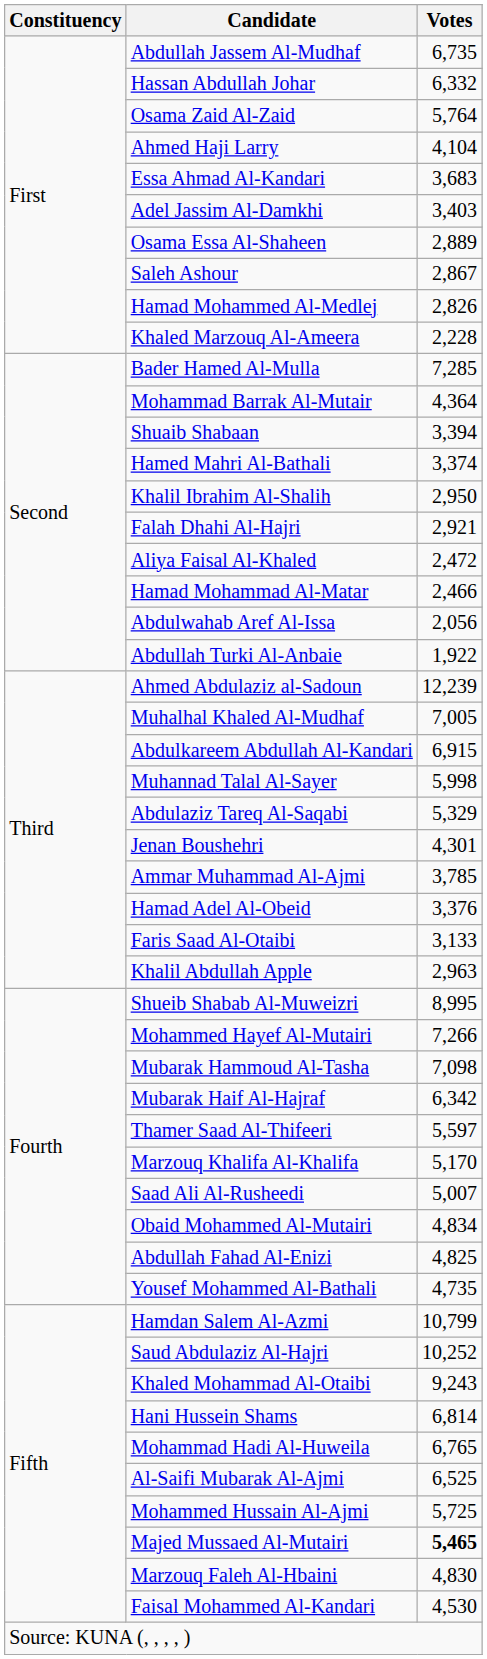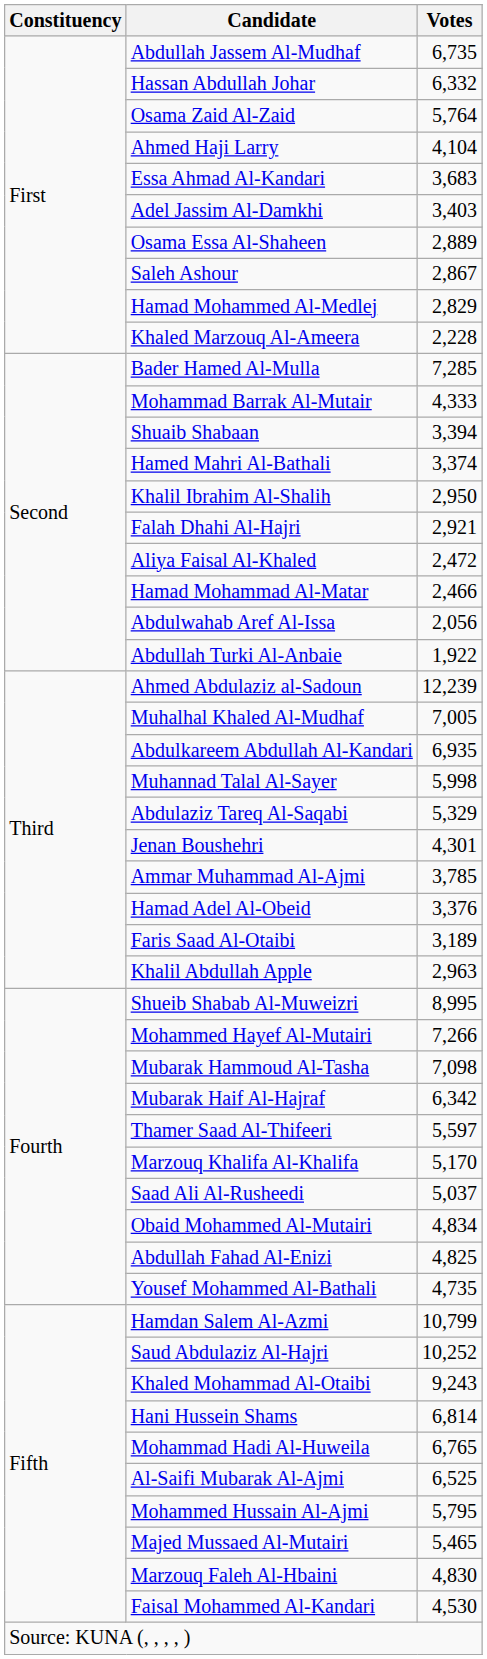(455, 305) 2,826 -> (455, 305) 2,829
(455, 400) 4,364 -> (455, 400) 4,333
(455, 749) 6,915 -> (455, 749) 6,935
(455, 940) 3,133 -> (455, 940) 3,189
(455, 1193) 5,007 -> (455, 1193) 5,037
(455, 1511) 5,725 -> (455, 1511) 5,795
(455, 1542) bold -> (455, 1542) normal
